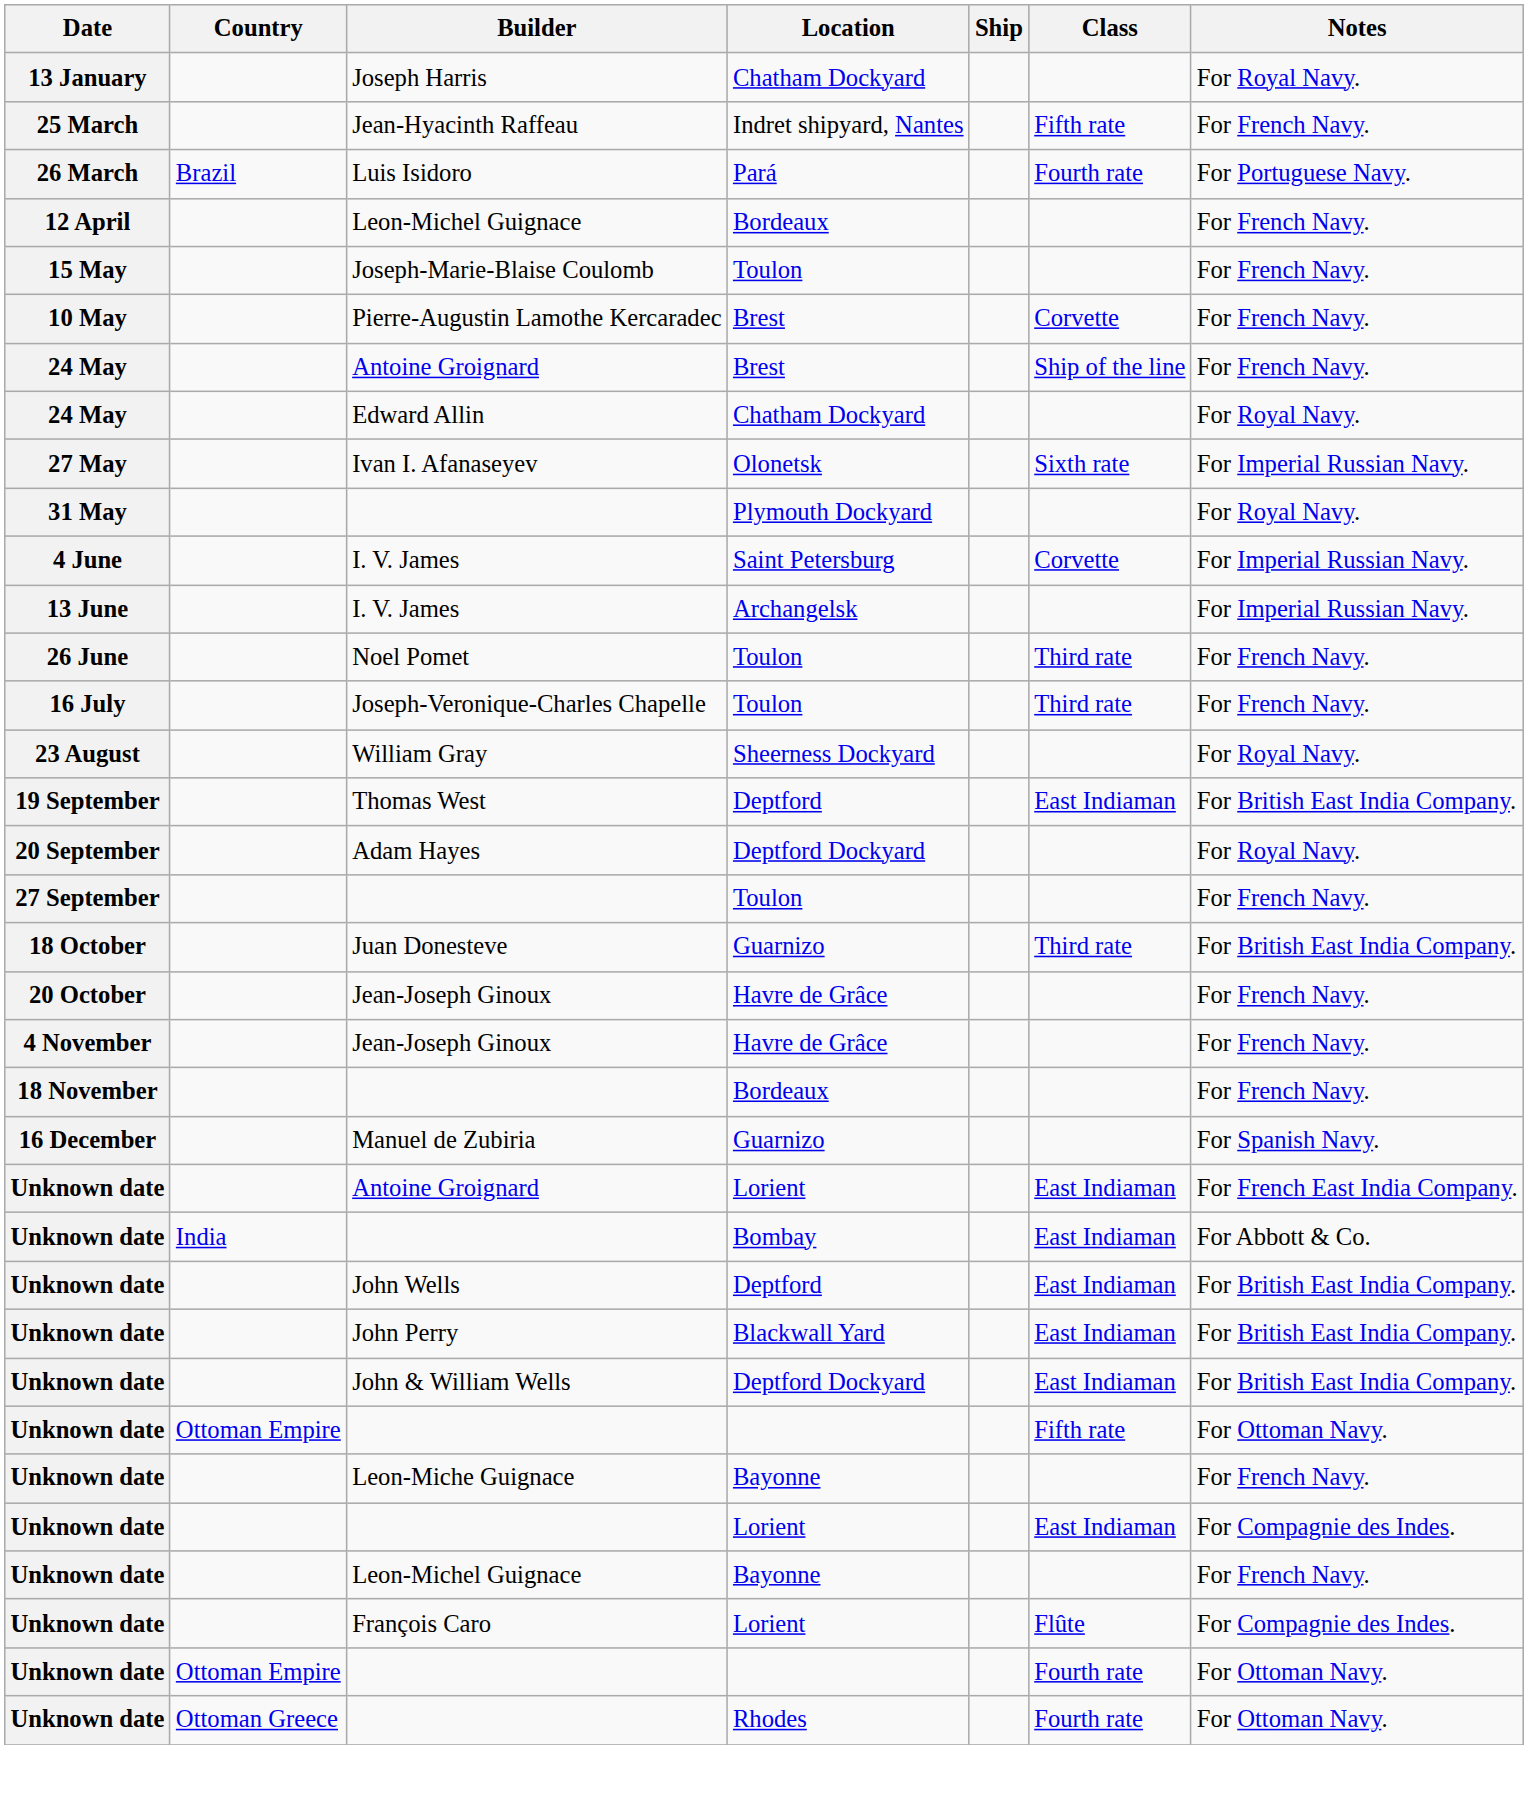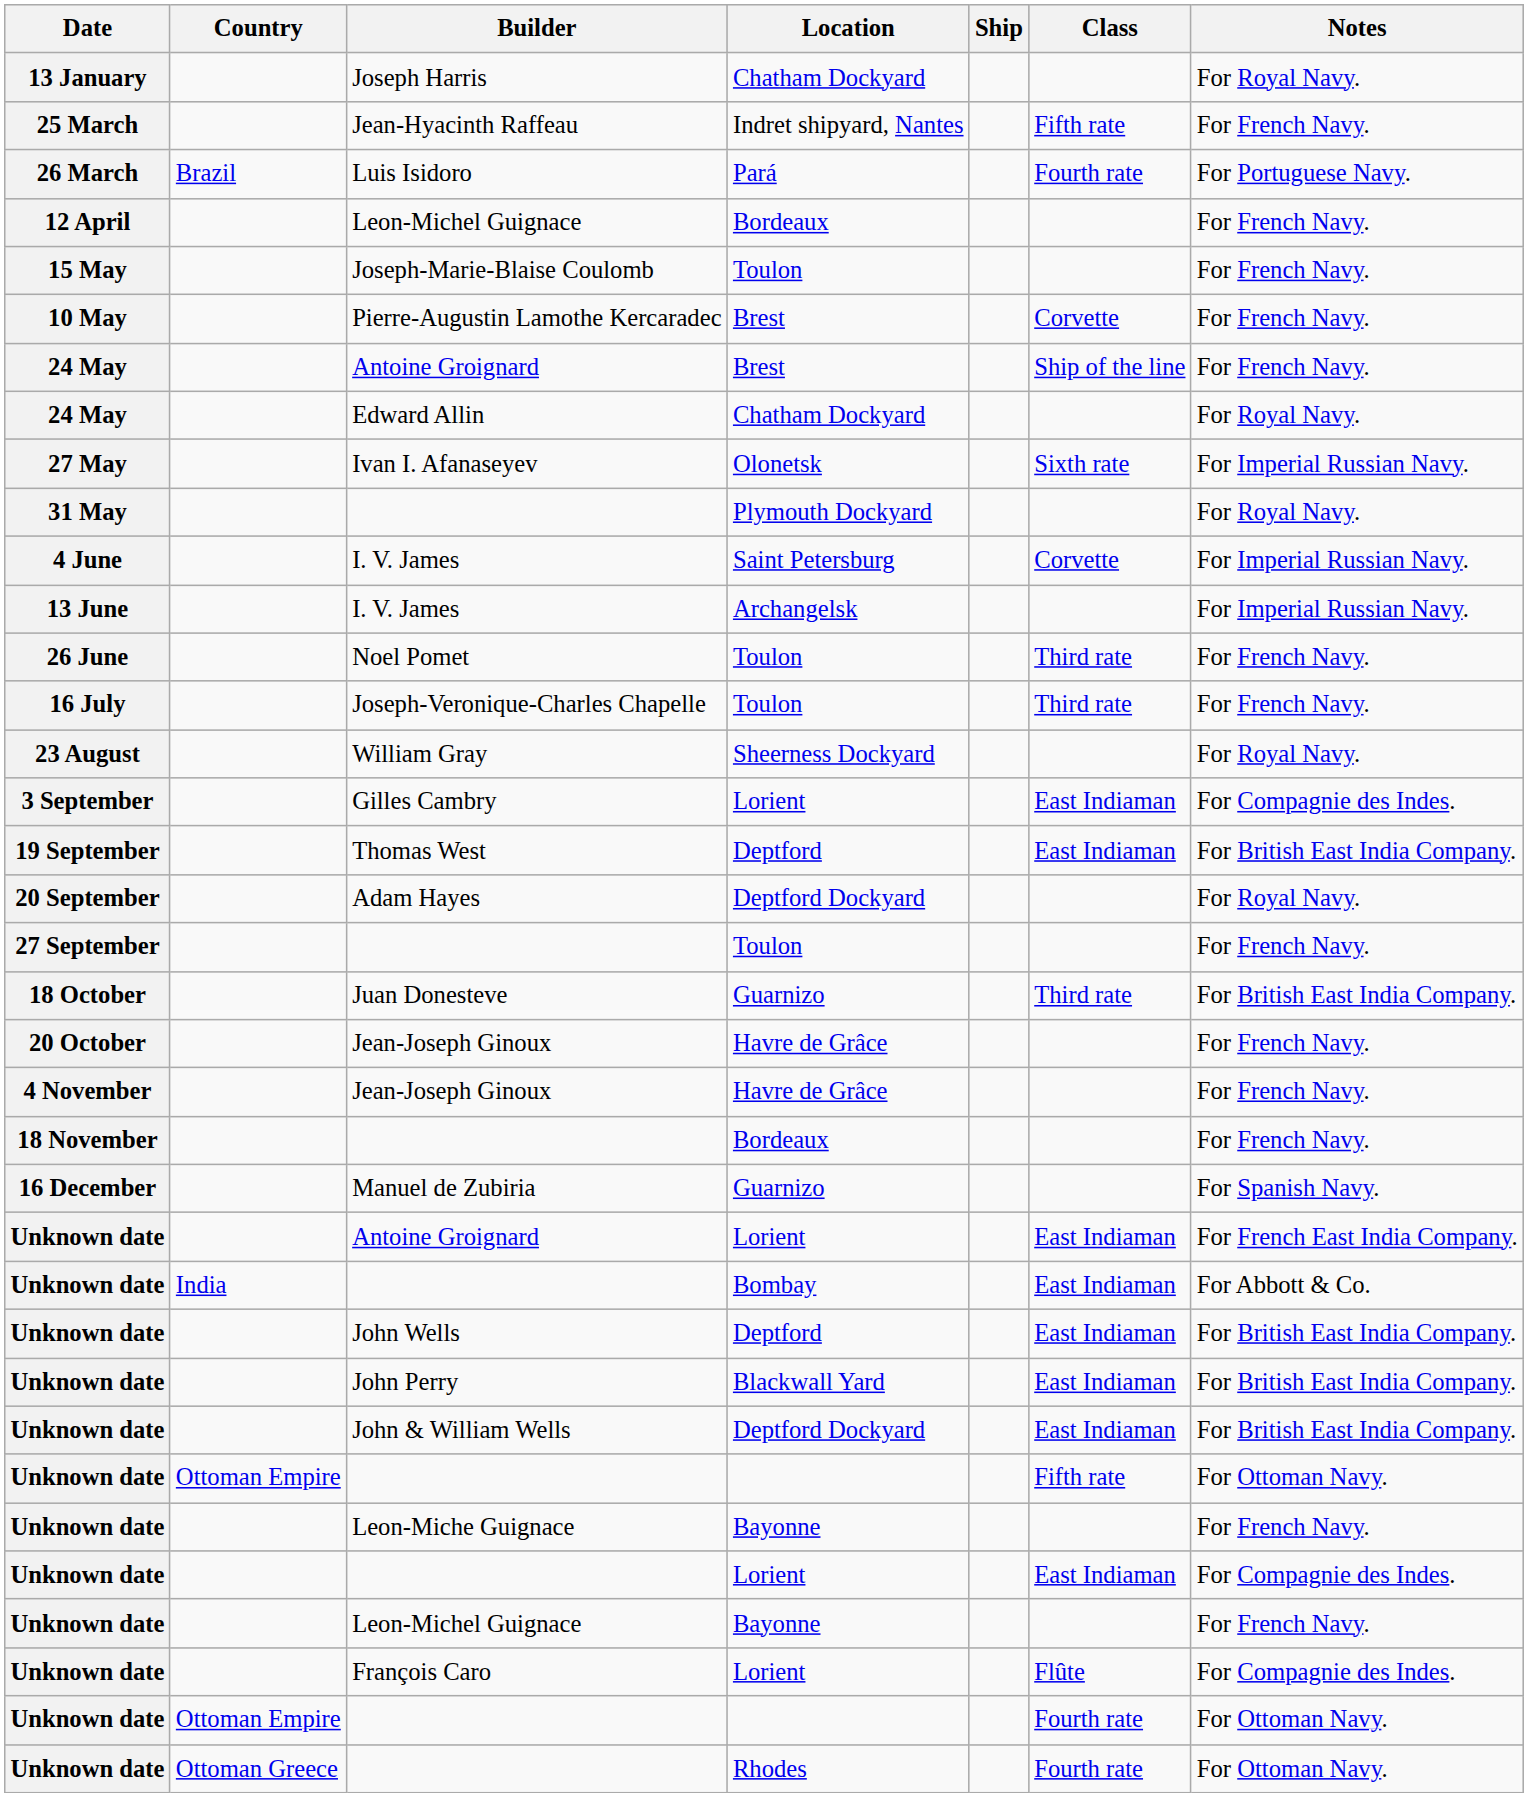+ row: (424, 801)
